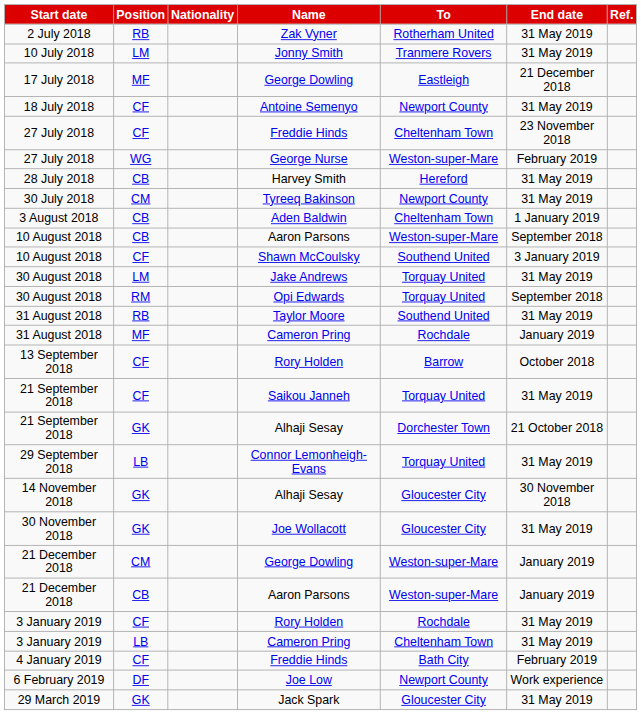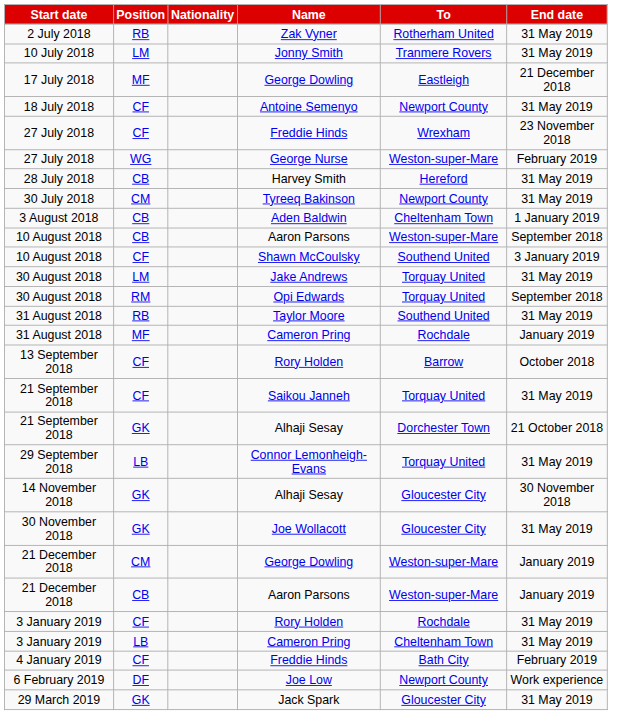- column: (622, 15)
(444, 133) Cheltenham Town -> (444, 133) Wrexham
